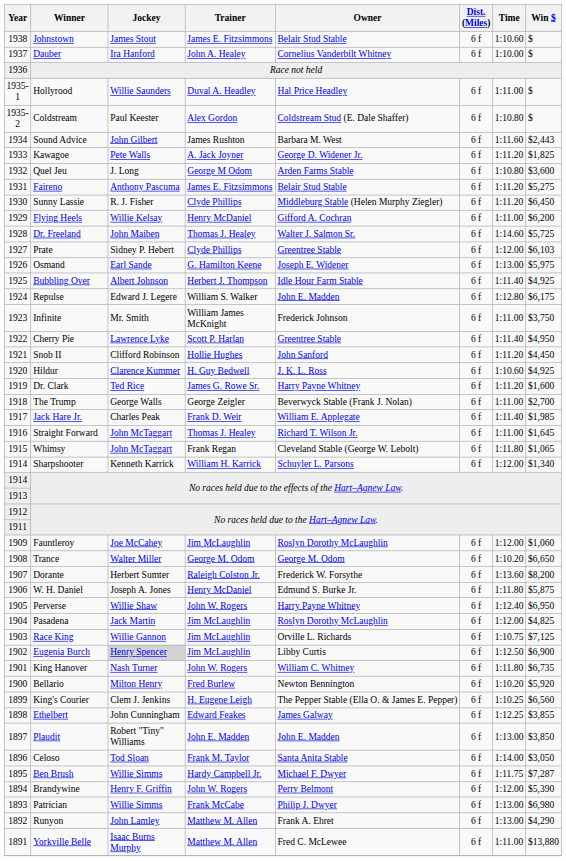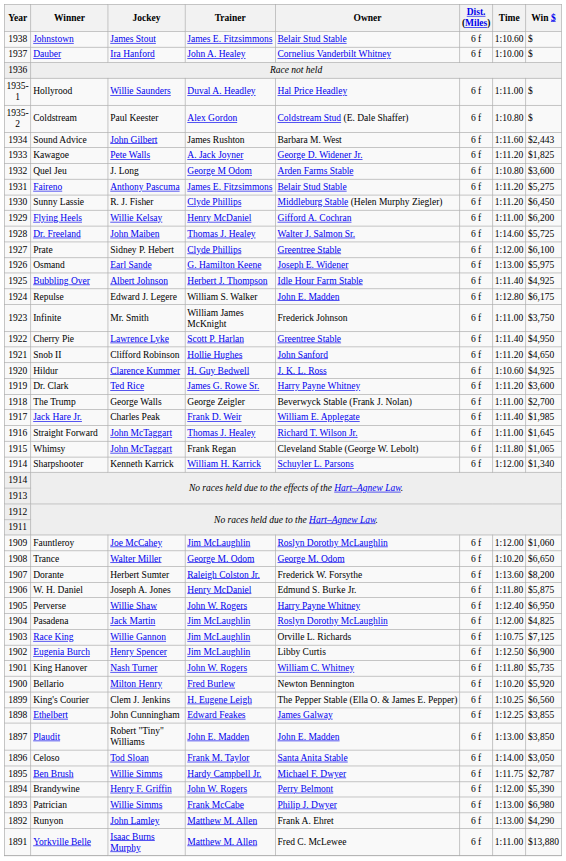(541, 250) $6,103 -> (541, 250) $6,100
(541, 355) $4,450 -> (541, 355) $4,650
(541, 386) $1,600 -> (541, 386) $3,600
(139, 653) lightgrey background -> (139, 653) no background
(541, 668) $6,735 -> (541, 668) $5,735
(541, 774) $7,287 -> (541, 774) $2,787
